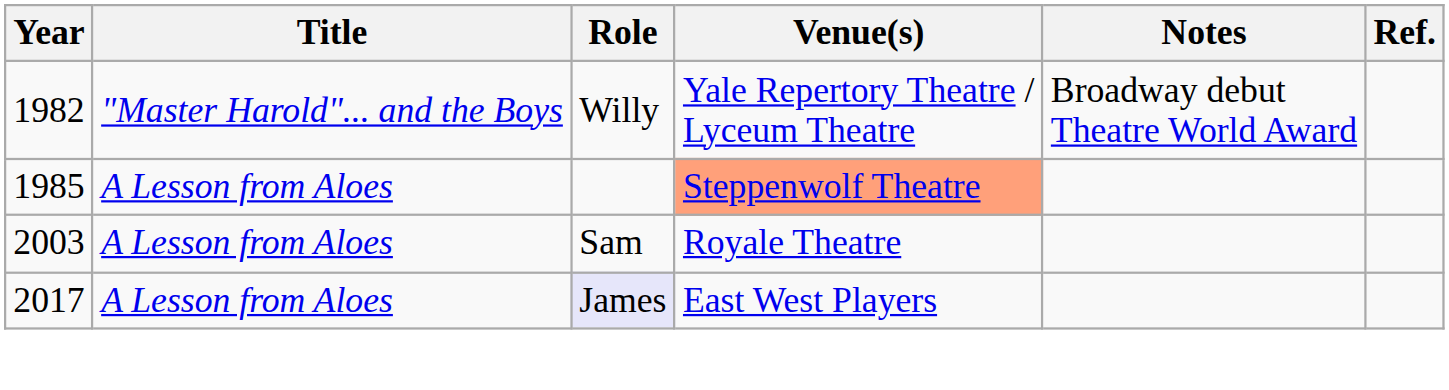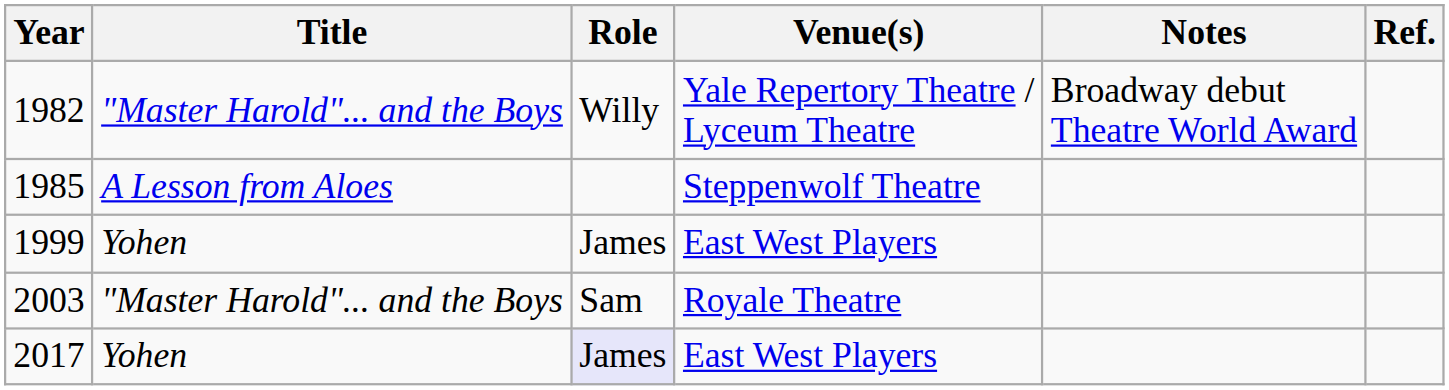(832, 186) lightsalmon background -> (832, 186) no background
+ row: (49, 242)
(247, 242) A Lesson from Aloes -> (332, 299) "Master Harold"... and the Boys
(247, 299) A Lesson from Aloes -> (144, 355) Yohen
